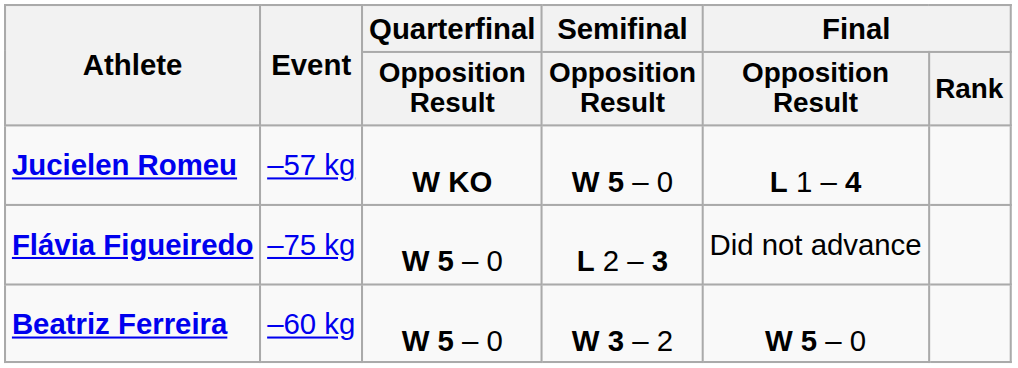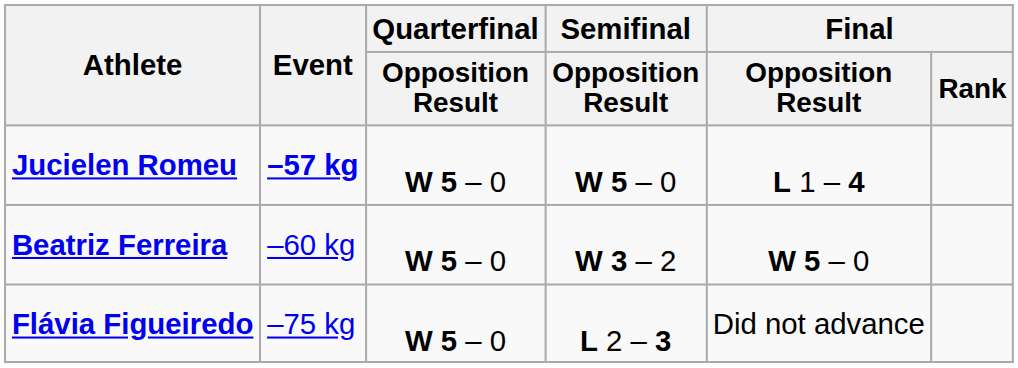(311, 166) normal -> (313, 166) bold
(452, 182) W KO -> (456, 182) W 5 – 0
rows swapped: (120, 324) <-> (133, 245)
